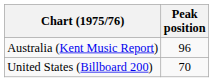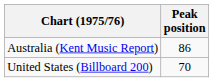(185, 47) 96 -> (185, 47) 86
